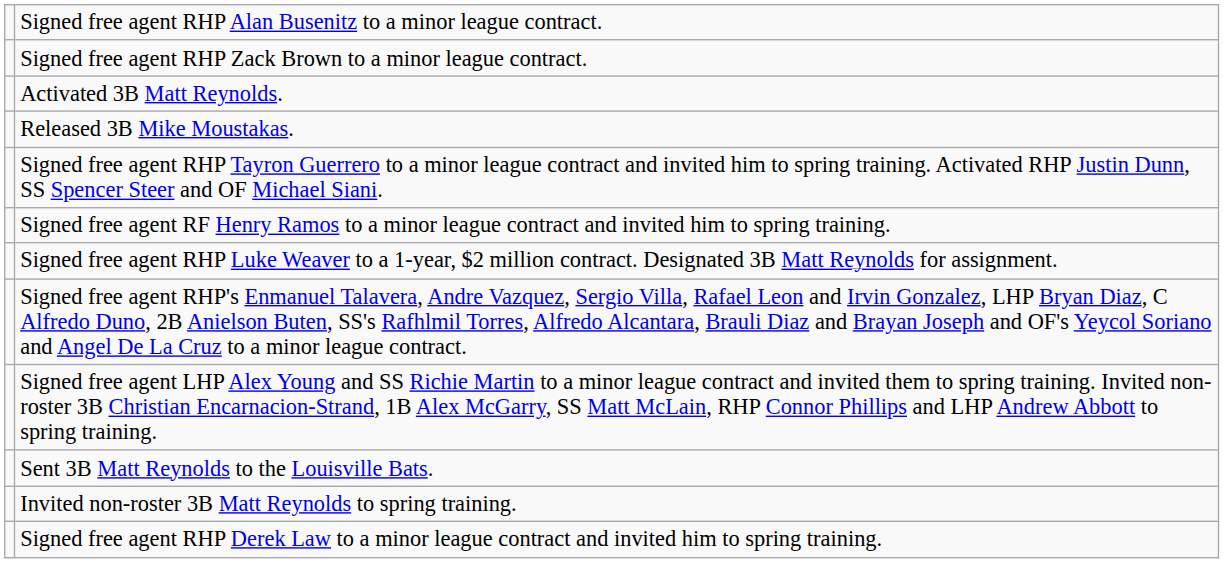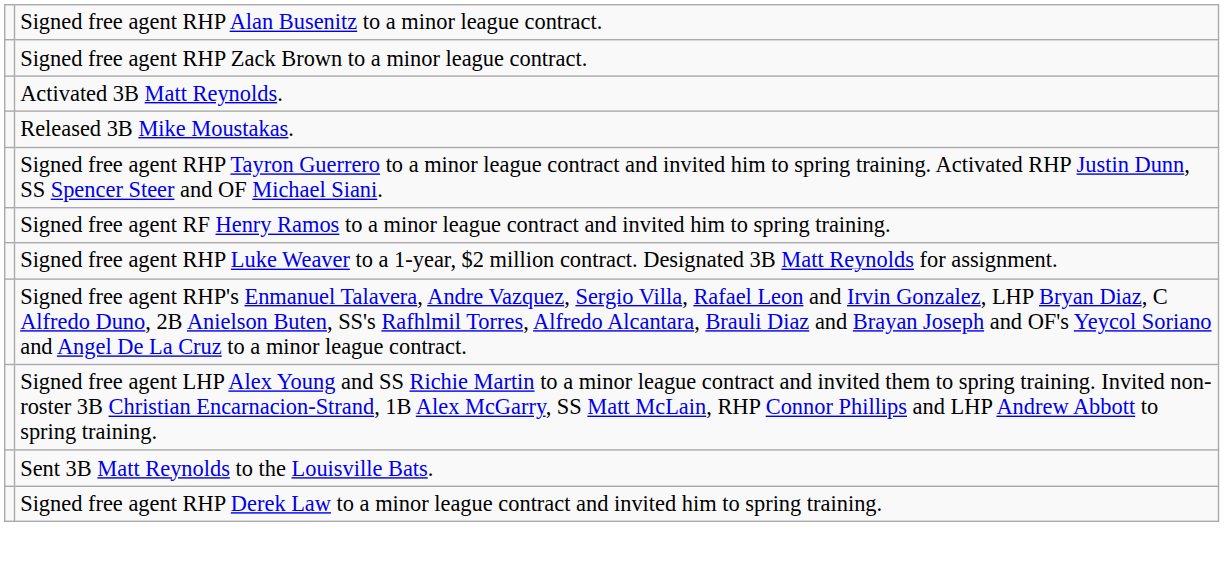- row: (268, 503)
